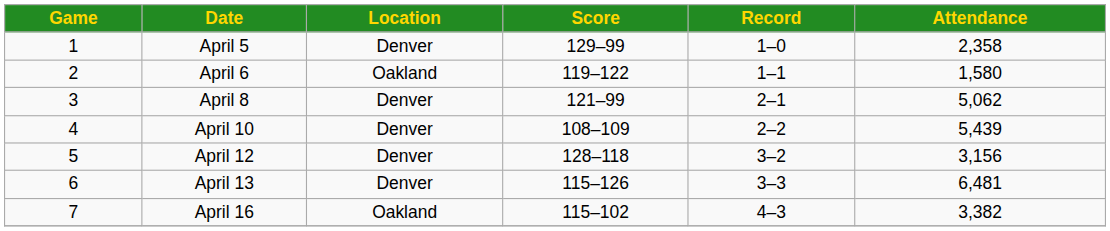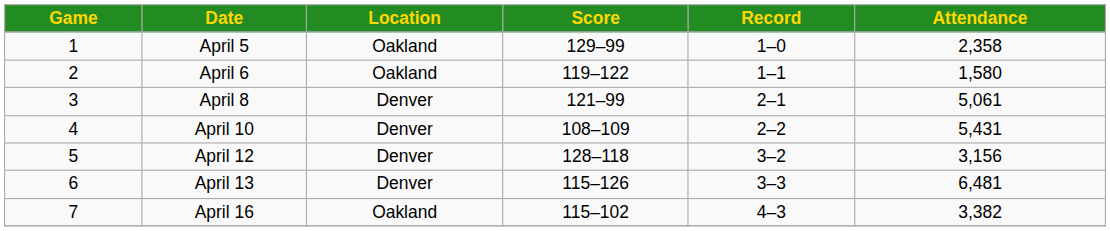(405, 45) Denver -> (405, 45) Oakland
(980, 101) 5,062 -> (980, 101) 5,061
(980, 128) 5,439 -> (980, 128) 5,431
